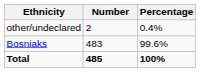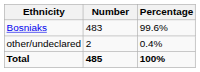rows swapped: (27, 43) <-> (44, 28)
